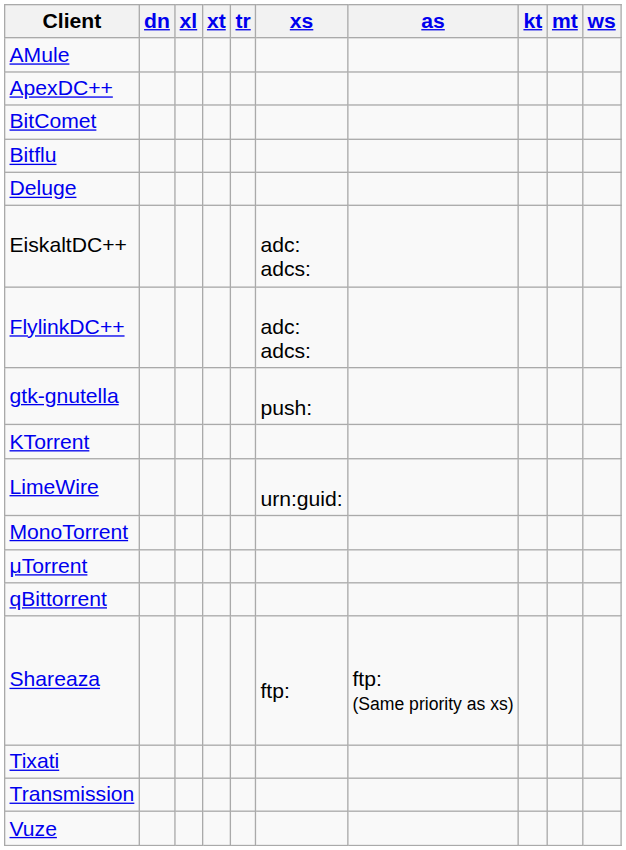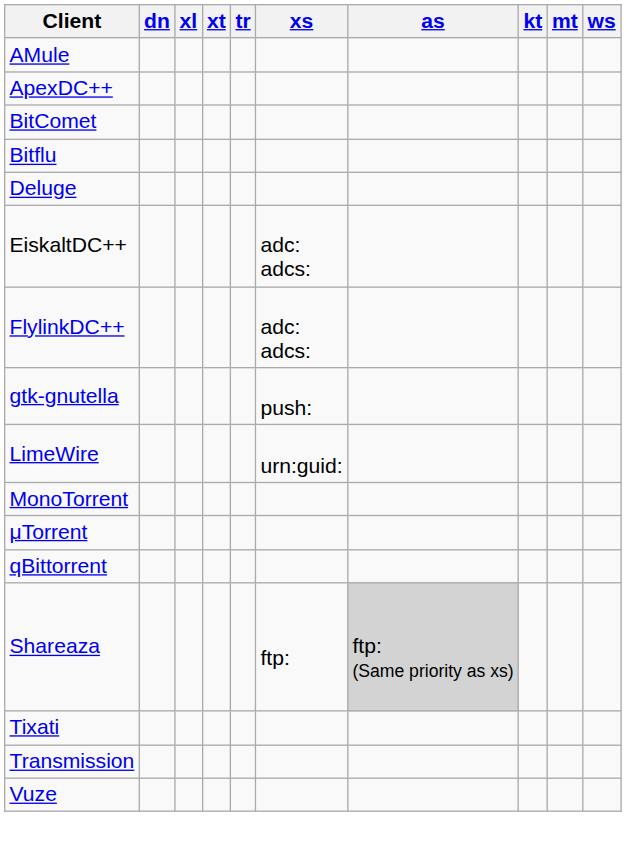- row: (49, 441)
(433, 692) no background -> (433, 658) lightgrey background
